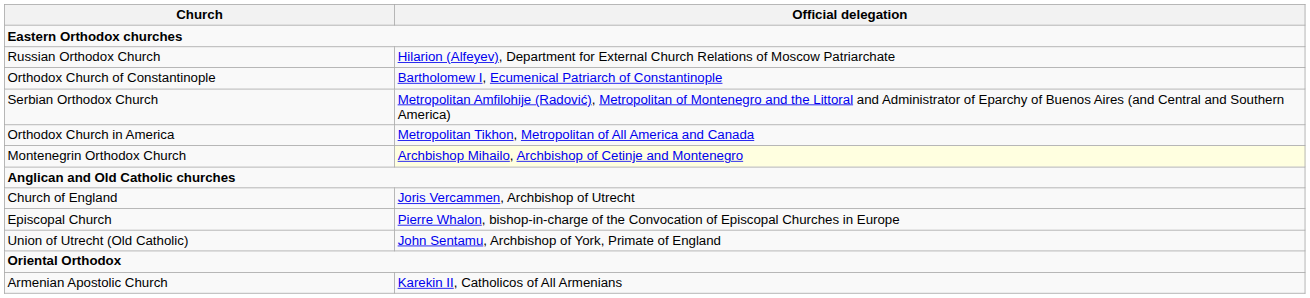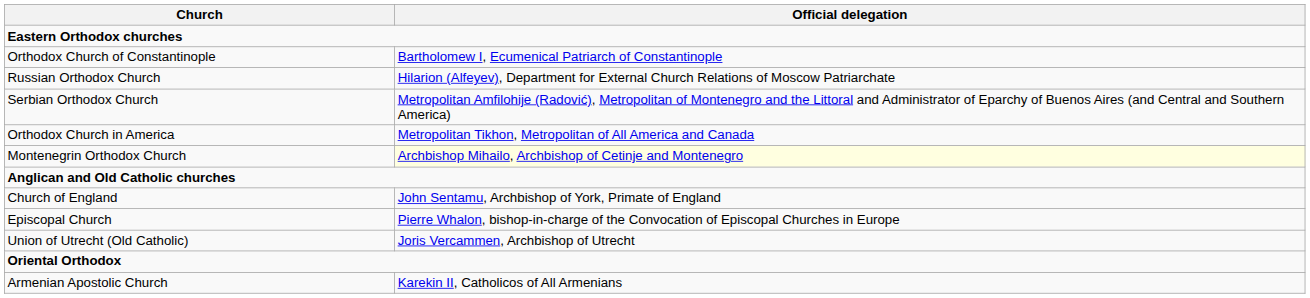rows swapped: (112, 78) <-> (84, 57)
(516, 198) Joris Vercammen, Archbishop of Utrecht -> (559, 198) John Sentamu, Archbishop of York, Primate of England
(559, 240) John Sentamu, Archbishop of York, Primate of England -> (516, 240) Joris Vercammen, Archbishop of Utrecht
